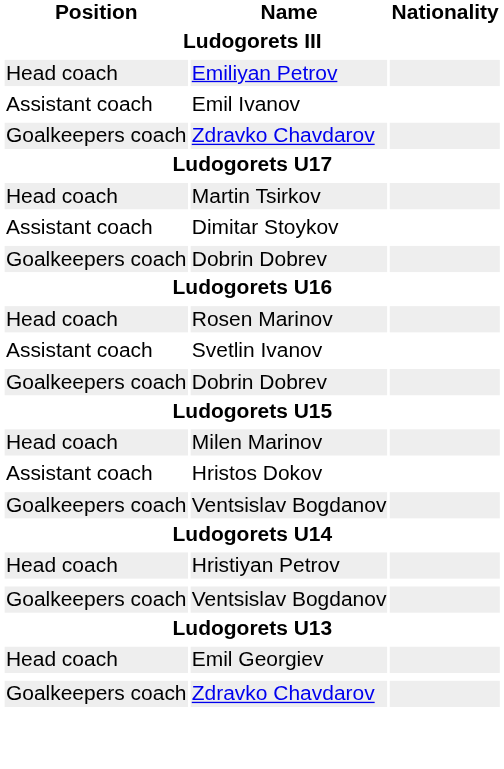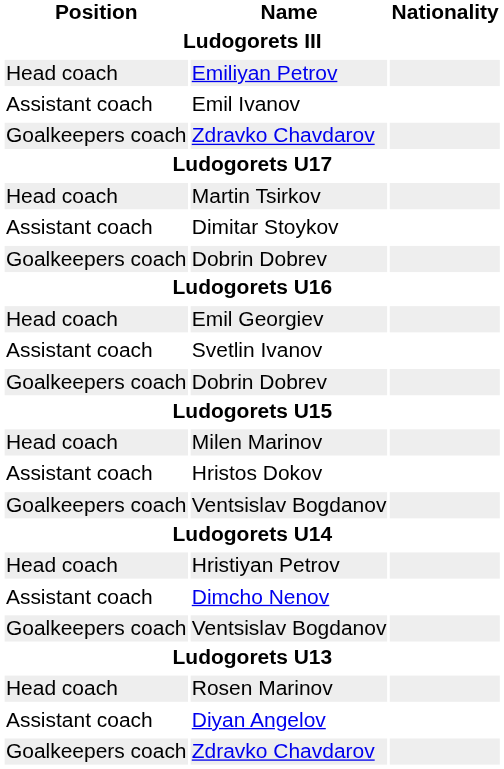rows swapped: (62, 319) <-> (62, 659)
+ row: (79, 596)
+ row: (79, 719)
